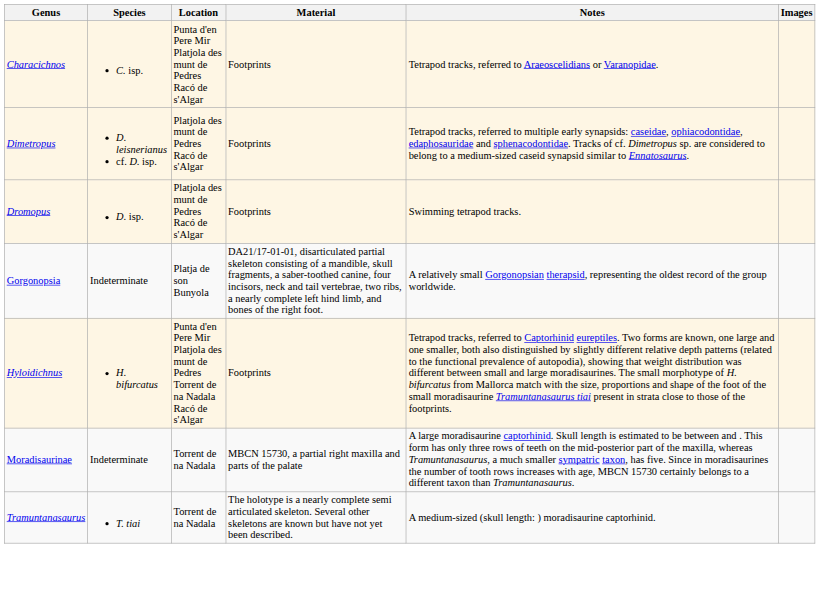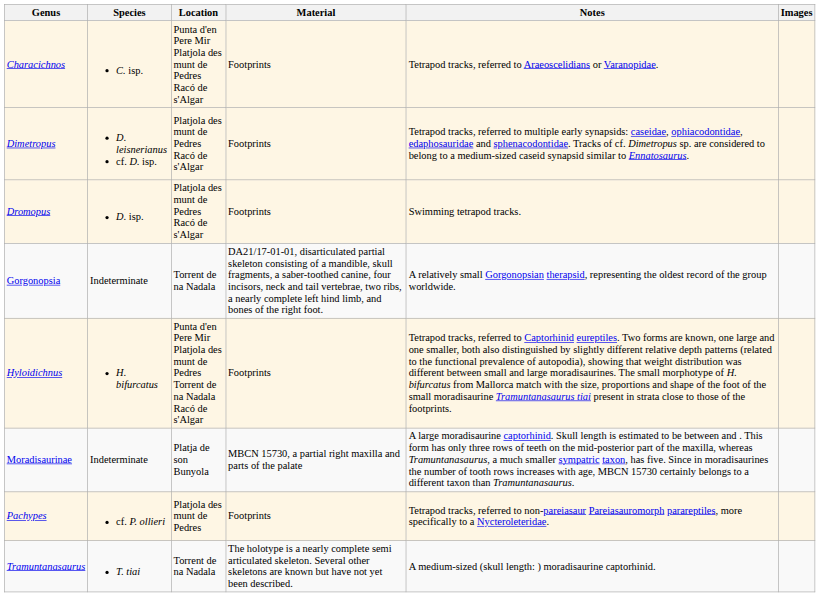(192, 280) Platja de son Bunyola -> (195, 280) Torrent de na Nadala
(195, 460) Torrent de na Nadala -> (192, 460) Platja de son Bunyola
+ row: (27, 516)
